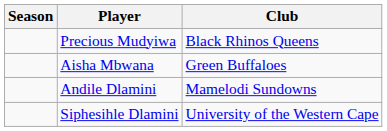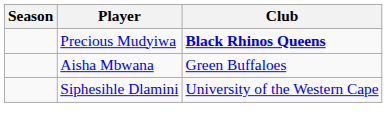(252, 41) normal -> (256, 41) bold
- row: (108, 89)
